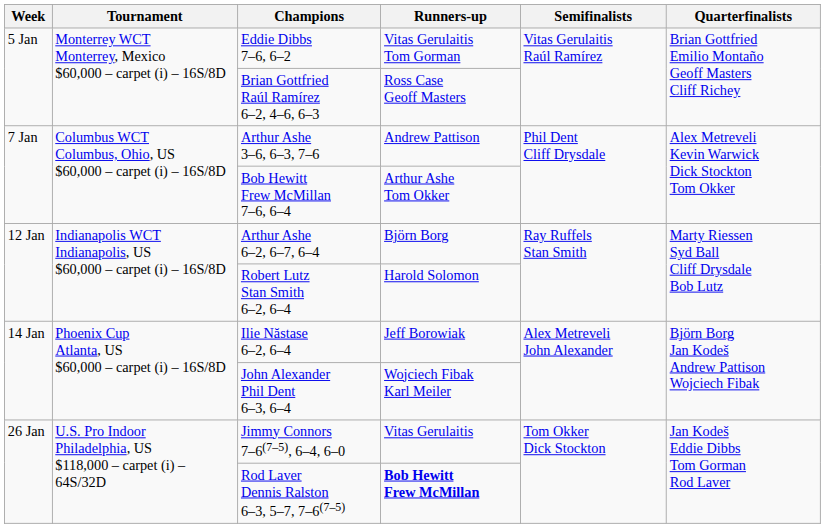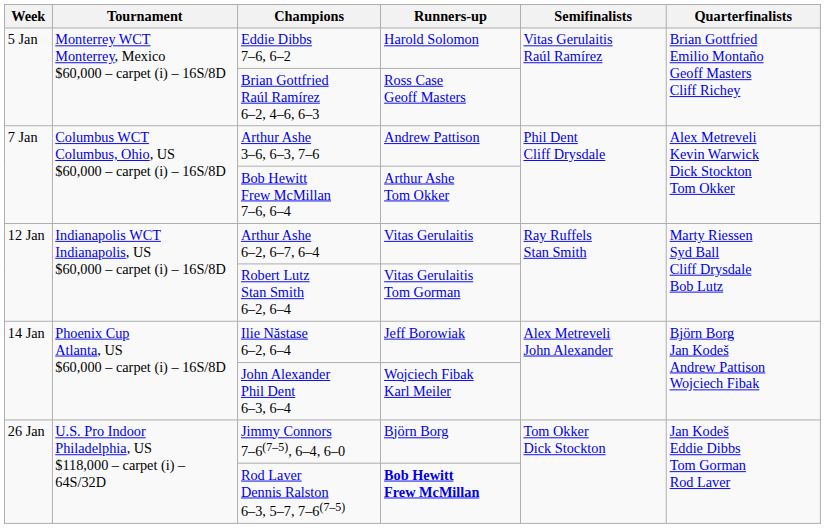(429, 48) Vitas Gerulaitis Tom Gorman -> (431, 40) Harold Solomon
(416, 235) Björn Borg -> (429, 235) Vitas Gerulaitis
(431, 276) Harold Solomon -> (429, 284) Vitas Gerulaitis Tom Gorman
(429, 431) Vitas Gerulaitis -> (416, 431) Björn Borg
